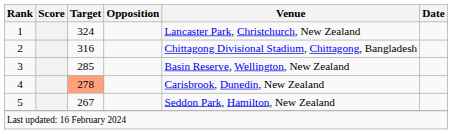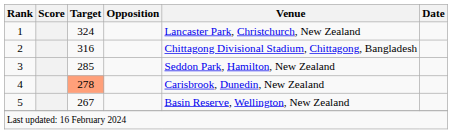(257, 66) Basin Reserve, Wellington, New Zealand -> (250, 66) Seddon Park, Hamilton, New Zealand
(250, 102) Seddon Park, Hamilton, New Zealand -> (257, 102) Basin Reserve, Wellington, New Zealand
